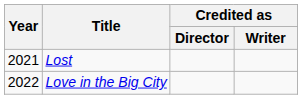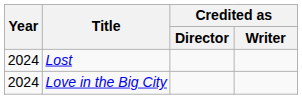(23, 60) 2021 -> (23, 60) 2024
(23, 82) 2022 -> (23, 82) 2024
